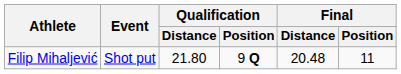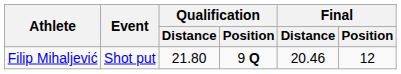(308, 58) 20.48 -> (308, 58) 20.46
(367, 58) 11 -> (367, 58) 12
